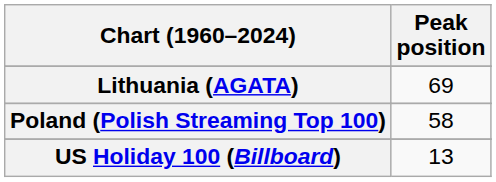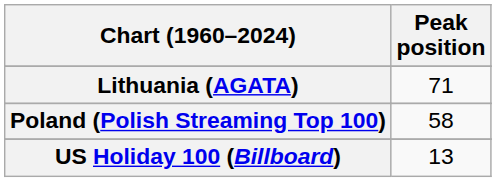(441, 84) 69 -> (441, 84) 71
